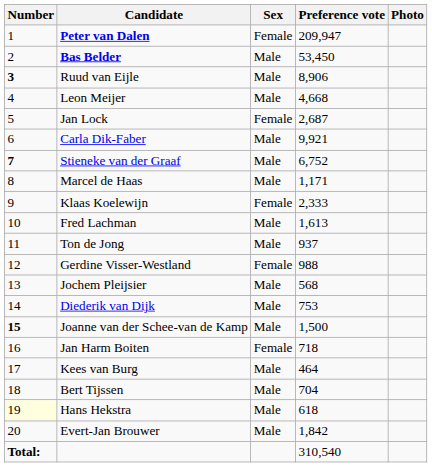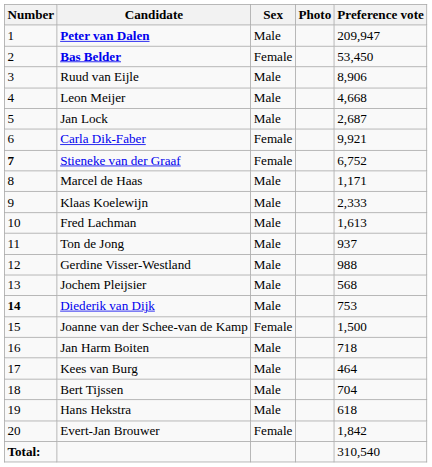columns swapped: (342, 14) <-> (407, 14)
(273, 35) Female -> (267, 35) Male
(267, 56) Male -> (273, 56) Female
(11, 77) bold -> (11, 77) normal
(273, 118) Female -> (267, 118) Male
(267, 139) Male -> (273, 139) Female
(267, 160) Male -> (273, 160) Female
(273, 202) Female -> (267, 202) Male
(273, 264) Female -> (267, 264) Male
(14, 306) normal -> (14, 306) bold
(14, 327) bold -> (14, 327) normal
(267, 327) Male -> (273, 327) Female
(273, 347) Female -> (267, 347) Male
(14, 410) lightyellow background -> (14, 410) no background
(267, 431) Male -> (273, 431) Female
